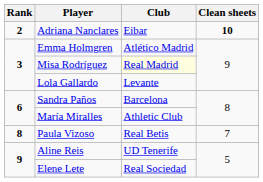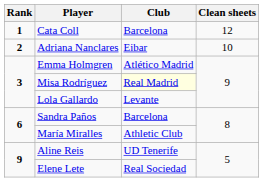+ row: (58, 30)
(227, 30) bold -> (227, 47) normal
- row: (66, 133)
